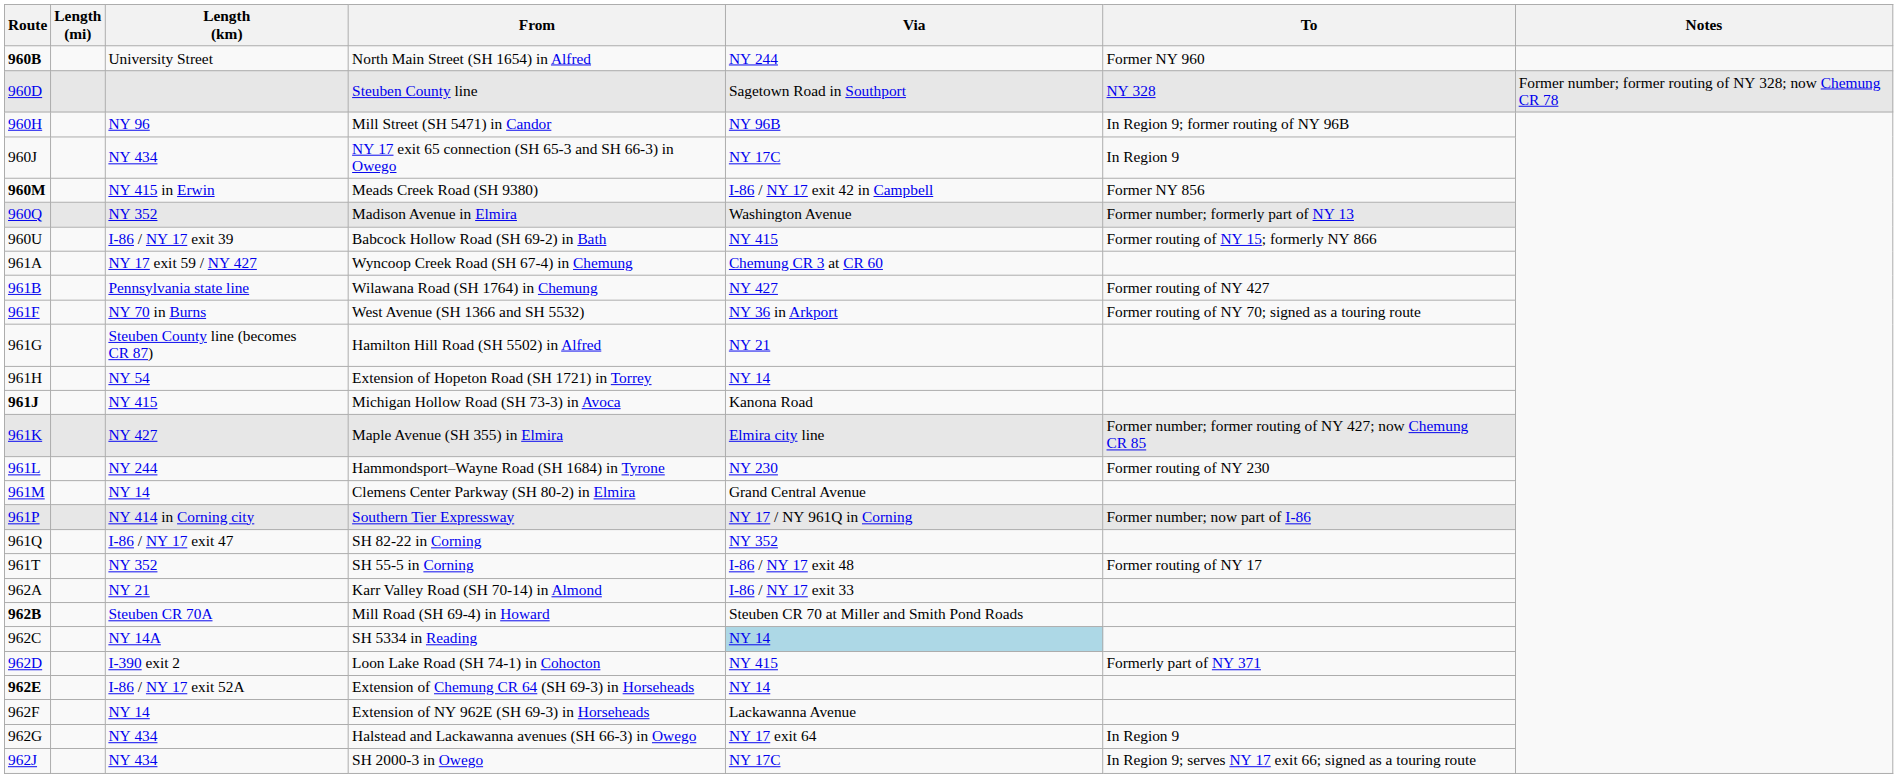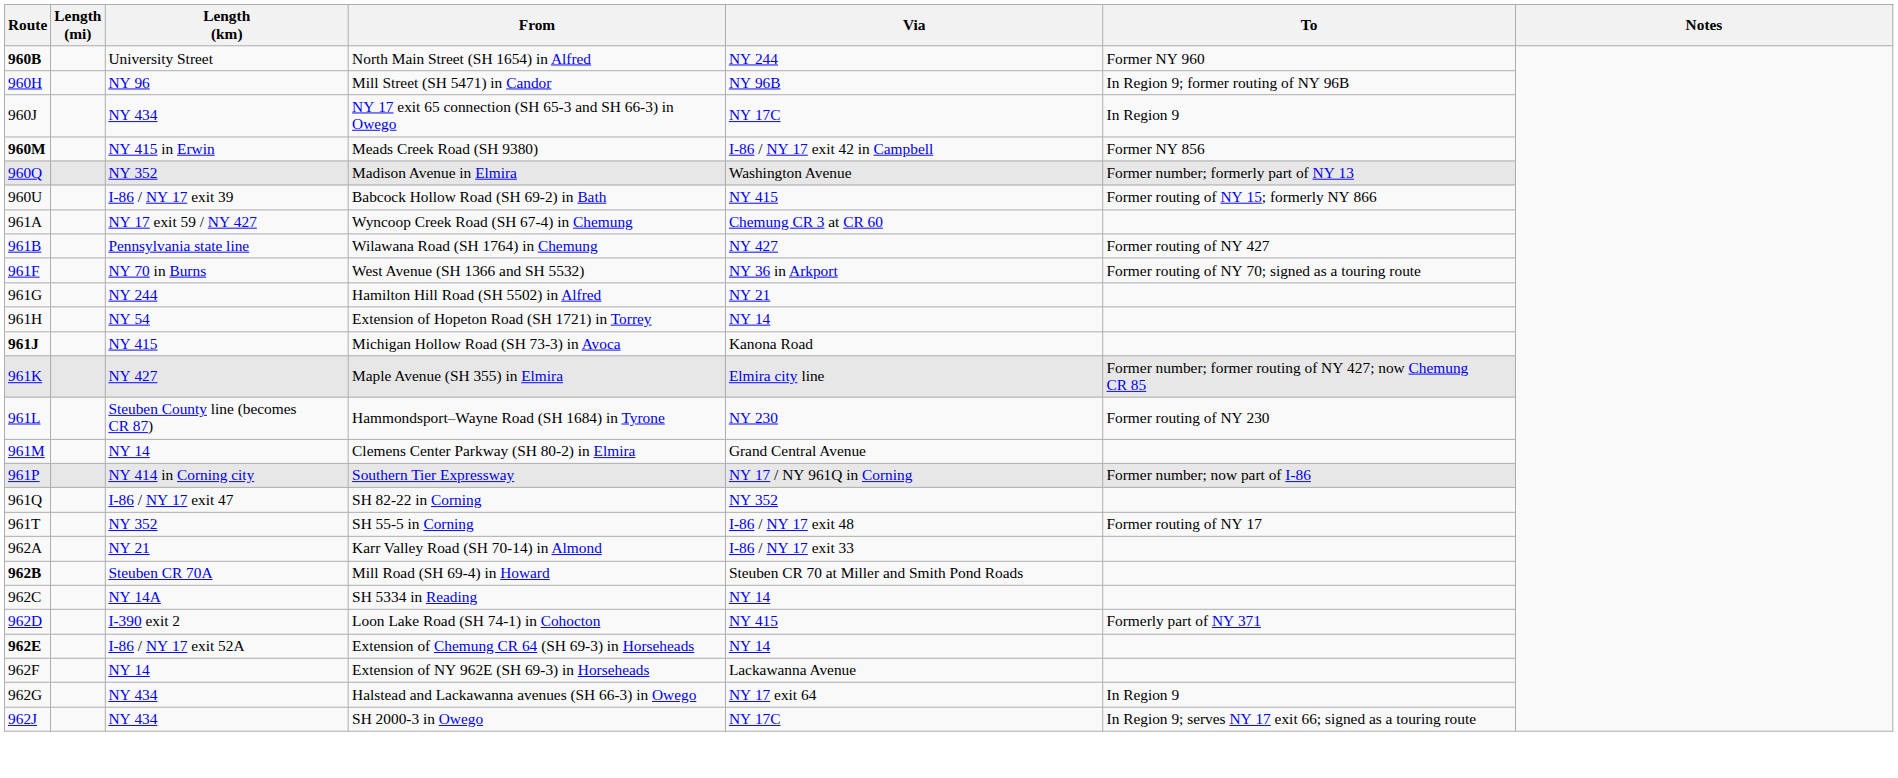- row: (415, 91)
(202, 345) Steuben County line (becomes CR 87) -> (133, 294) NY 244
(133, 468) NY 244 -> (202, 418) Steuben County line (becomes CR 87)
(750, 638) lightblue background -> (750, 597) no background
